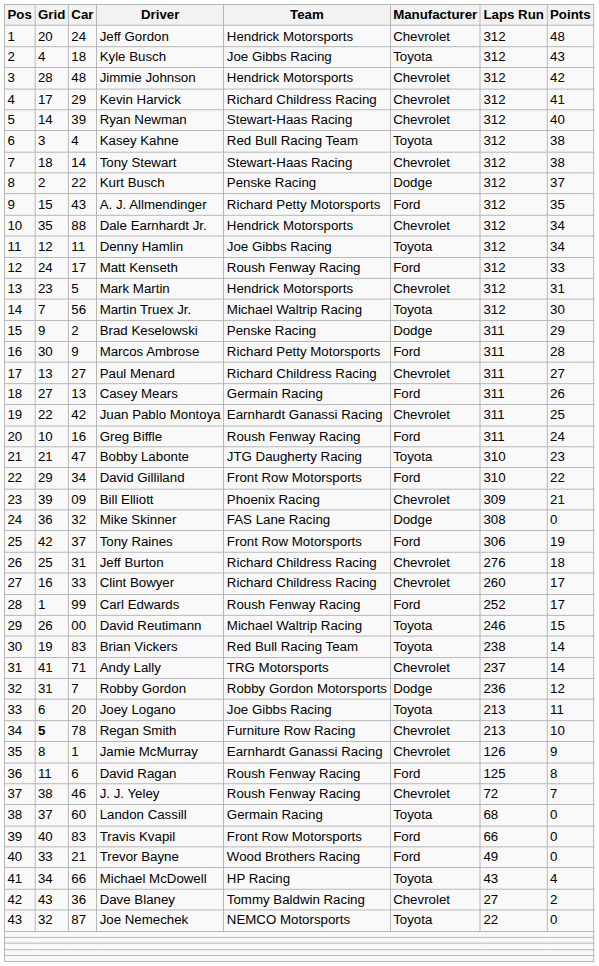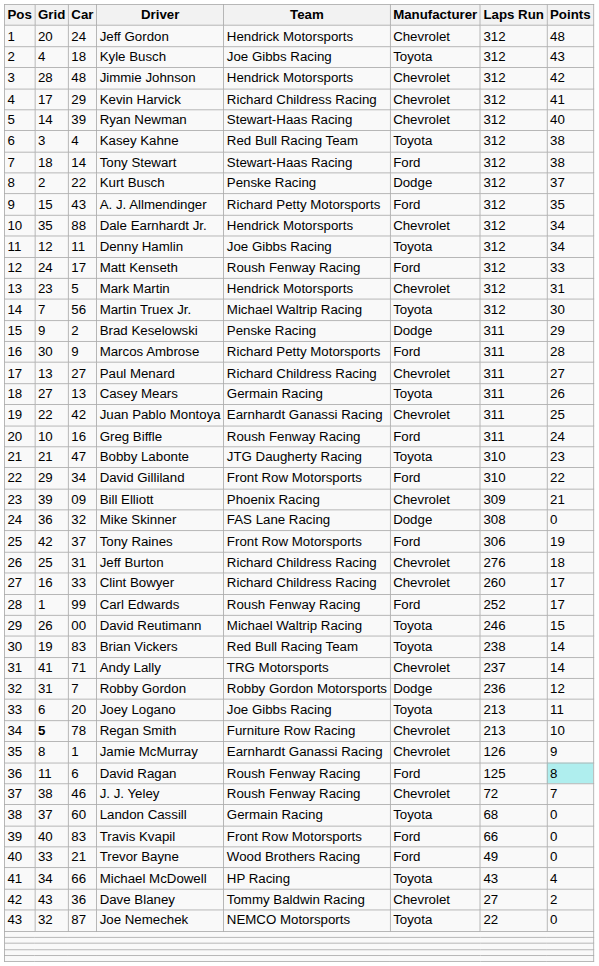(422, 162) Chevrolet -> (407, 162) Ford
(407, 394) Ford -> (413, 394) Toyota
(554, 773) no background -> (554, 773) paleturquoise background
